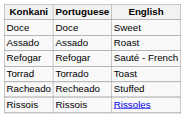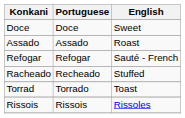rows swapped: (29, 89) <-> (20, 74)
